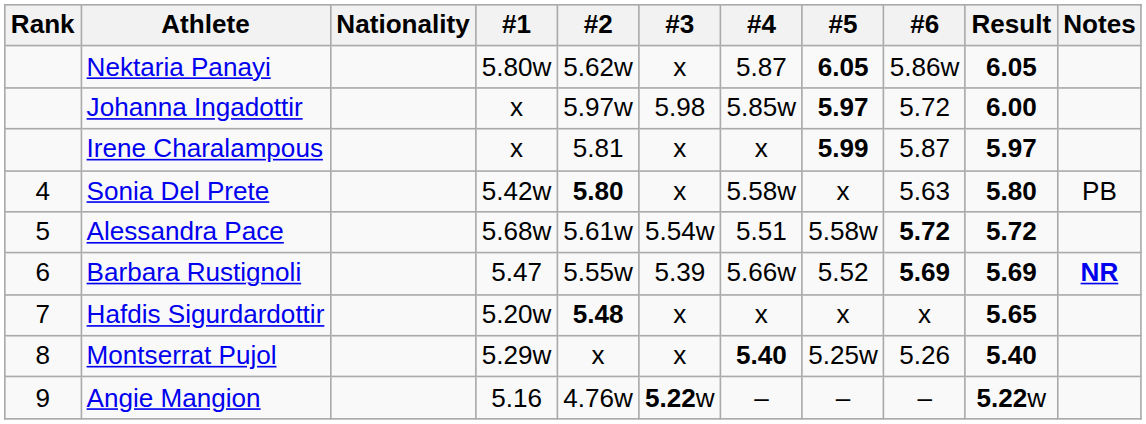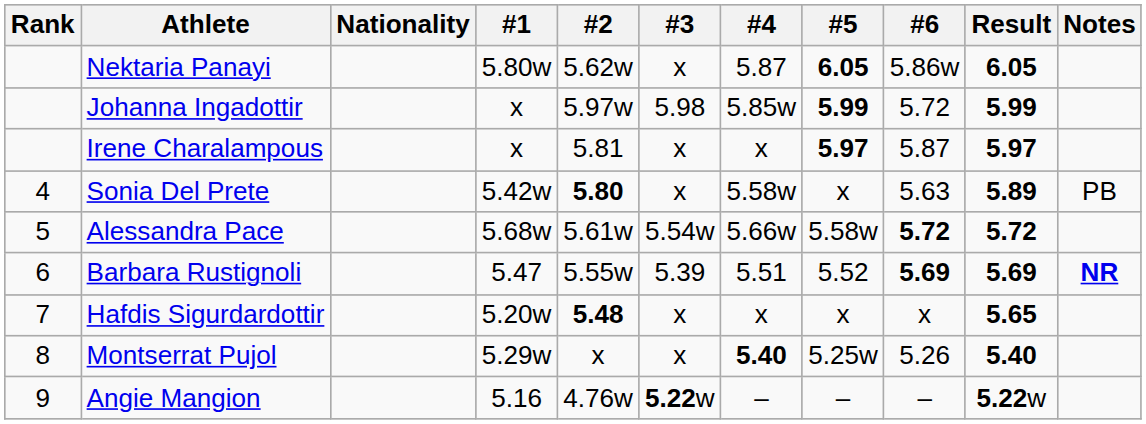(843, 107) 5.97 -> (843, 107) 5.99
(1011, 107) 6.00 -> (1011, 107) 5.99
(843, 149) 5.99 -> (843, 149) 5.97
(1011, 190) 5.80 -> (1011, 190) 5.89
(761, 231) 5.51 -> (761, 231) 5.66w
(761, 273) 5.66w -> (761, 273) 5.51
